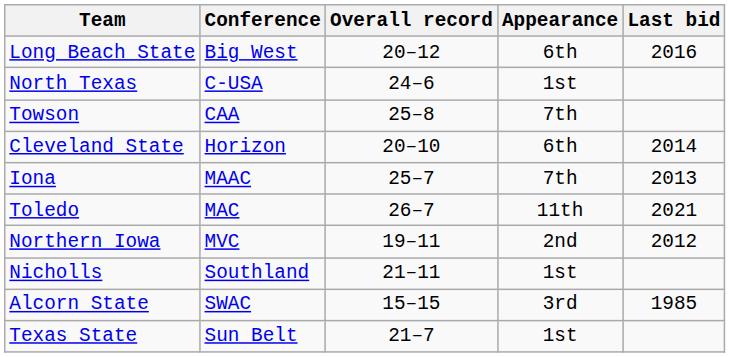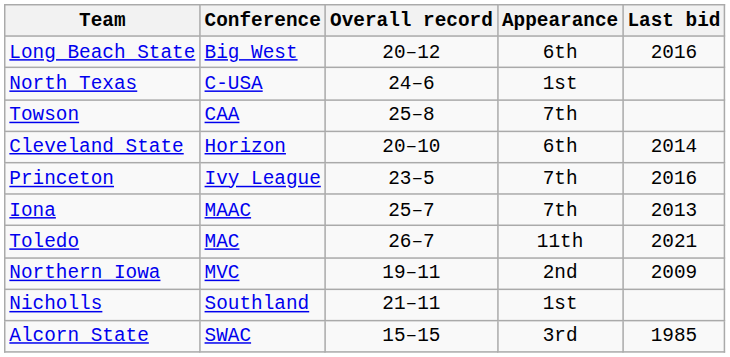+ row: (62, 178)
(674, 242) 2012 -> (674, 273) 2009
- row: (73, 336)
